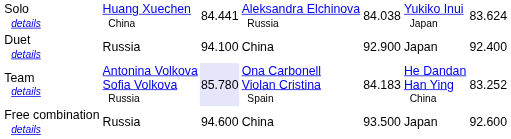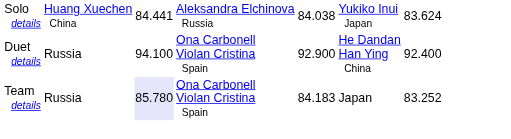(258, 47) China -> (216, 54) Ona Carbonell Violan Cristina Spain
(421, 47) Japan -> (370, 54) He Dandan Han Ying China
(150, 84) Antonina Volkova Sofia Volkova Russia -> (63, 98) Russia
(435, 84) He Dandan Han Ying China -> (355, 98) Japan
- row: (52, 122)
